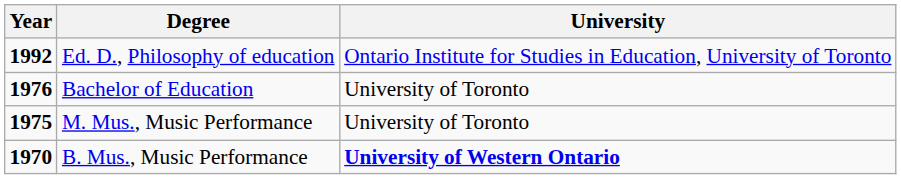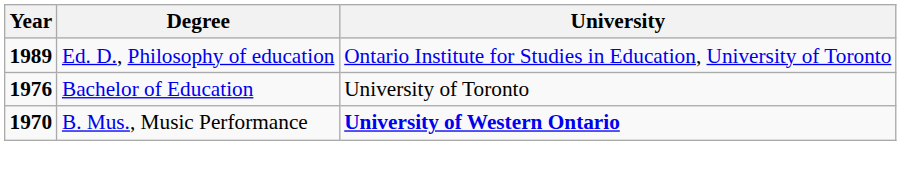(31, 55) 1992 -> (31, 55) 1989
- row: (187, 122)
